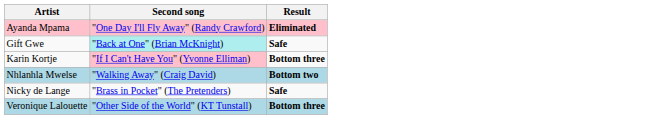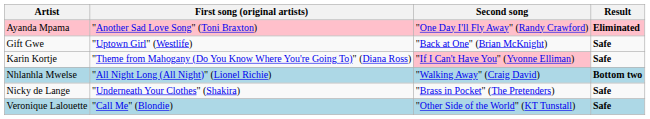+ column: (252, 12)
(158, 43) paleturquoise background -> (482, 43) no background
(297, 59) Bottom three -> (602, 59) Safe
(297, 106) Bottom three -> (602, 106) Safe
